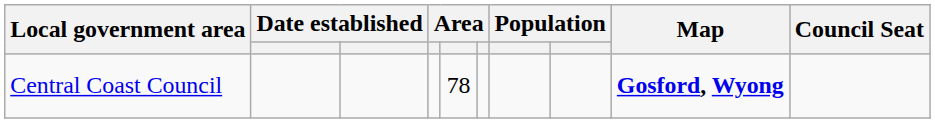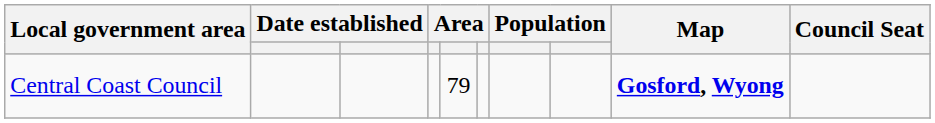(459, 85) 78 -> (459, 85) 79
